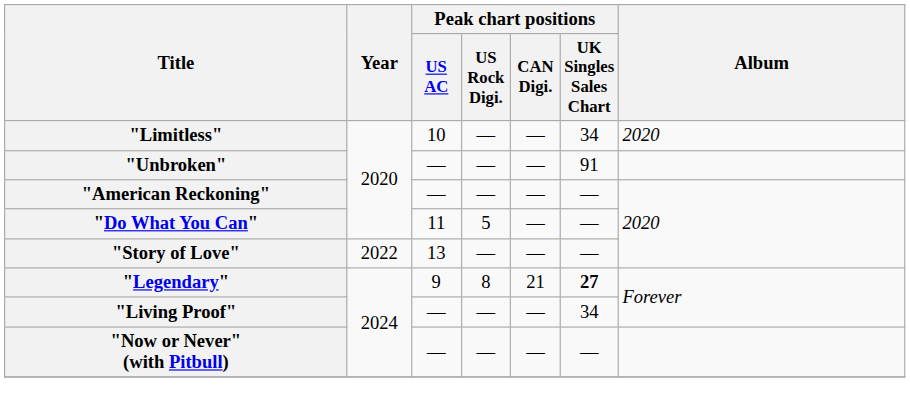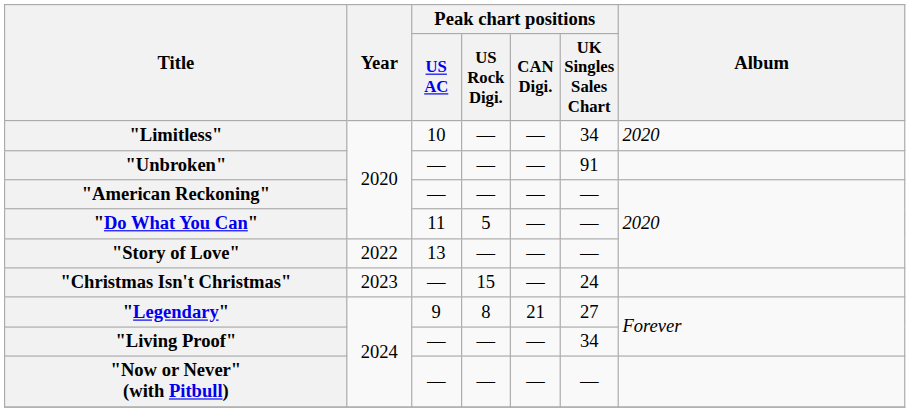+ row: (176, 282)
(589, 282) bold -> (589, 311) normal
